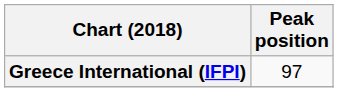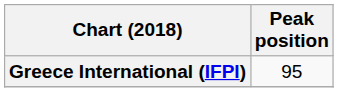(292, 71) 97 -> (292, 71) 95
